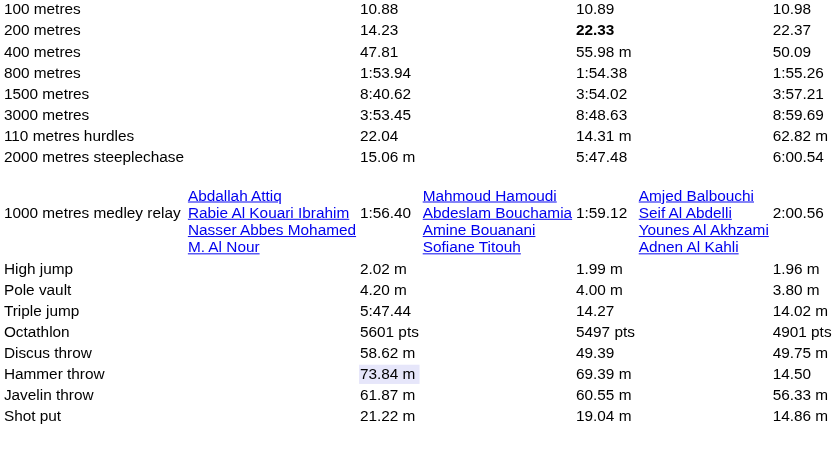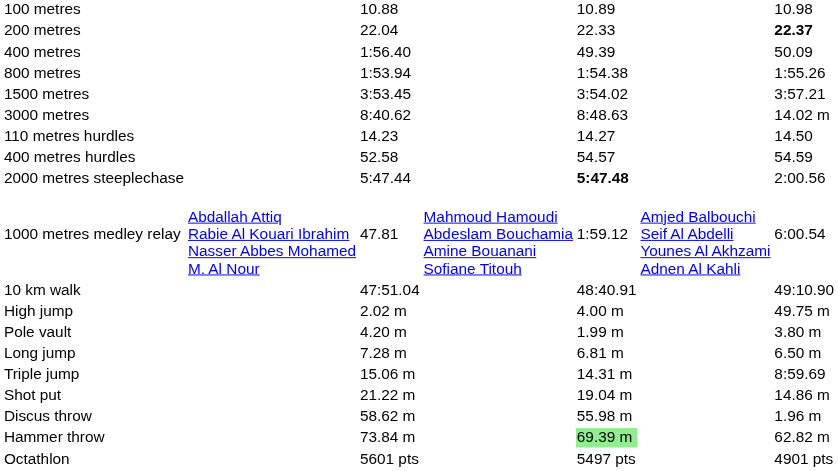(379, 30) 14.23 -> (379, 30) 22.04
(595, 30) bold -> (596, 30) normal
(792, 30) normal -> (794, 30) bold
(379, 51) 47.81 -> (386, 51) 1:56.40
(604, 51) 55.98 m -> (596, 51) 49.39
(386, 94) 8:40.62 -> (386, 94) 3:53.45
(386, 115) 3:53.45 -> (386, 115) 8:40.62
(798, 115) 8:59.69 -> (802, 115) 14.02 m
(379, 136) 22.04 -> (379, 136) 14.23
(604, 136) 14.31 m -> (596, 136) 14.27
(800, 136) 62.82 m -> (794, 136) 14.50
+ row: (70, 157)
(388, 157) 15.06 m -> (386, 178) 5:47.44
(602, 157) normal -> (603, 178) bold
(798, 157) 6:00.54 -> (800, 178) 2:00.56
(386, 213) 1:56.40 -> (379, 234) 47.81
(798, 213) 2:00.56 -> (800, 234) 6:00.54
+ row: (42, 289)
(599, 268) 1.99 m -> (600, 310) 4.00 m
(796, 268) 1.96 m -> (802, 310) 49.75 m
(599, 289) 4.00 m -> (600, 332) 1.99 m
+ row: (40, 353)
(386, 310) 5:47.44 -> (388, 374) 15.06 m
(595, 310) 14.27 -> (605, 374) 14.31 m
(800, 310) 14.02 m -> (800, 374) 8:59.69
rows swapped: (32, 416) <-> (37, 332)
(595, 353) 49.39 -> (605, 416) 55.98 m
(800, 353) 49.75 m -> (798, 416) 1.96 m
(388, 374) lavender background -> (388, 437) no background
(604, 374) no background -> (605, 437) lightgreen background
(792, 374) 14.50 -> (802, 437) 62.82 m
- row: (49, 395)
